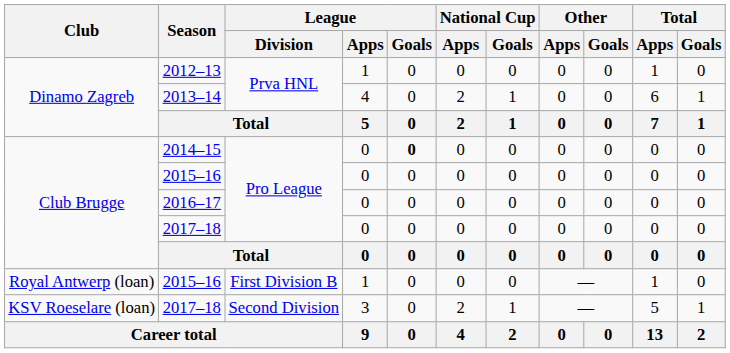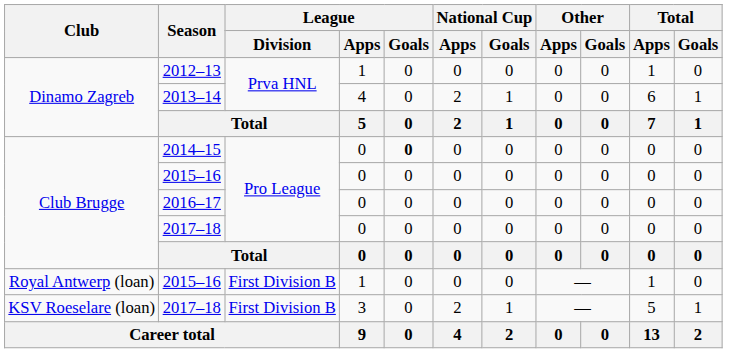(284, 307) Second Division -> (282, 307) First Division B
